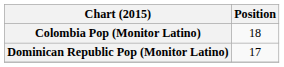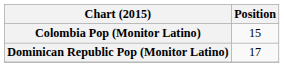(255, 33) 18 -> (255, 33) 15
